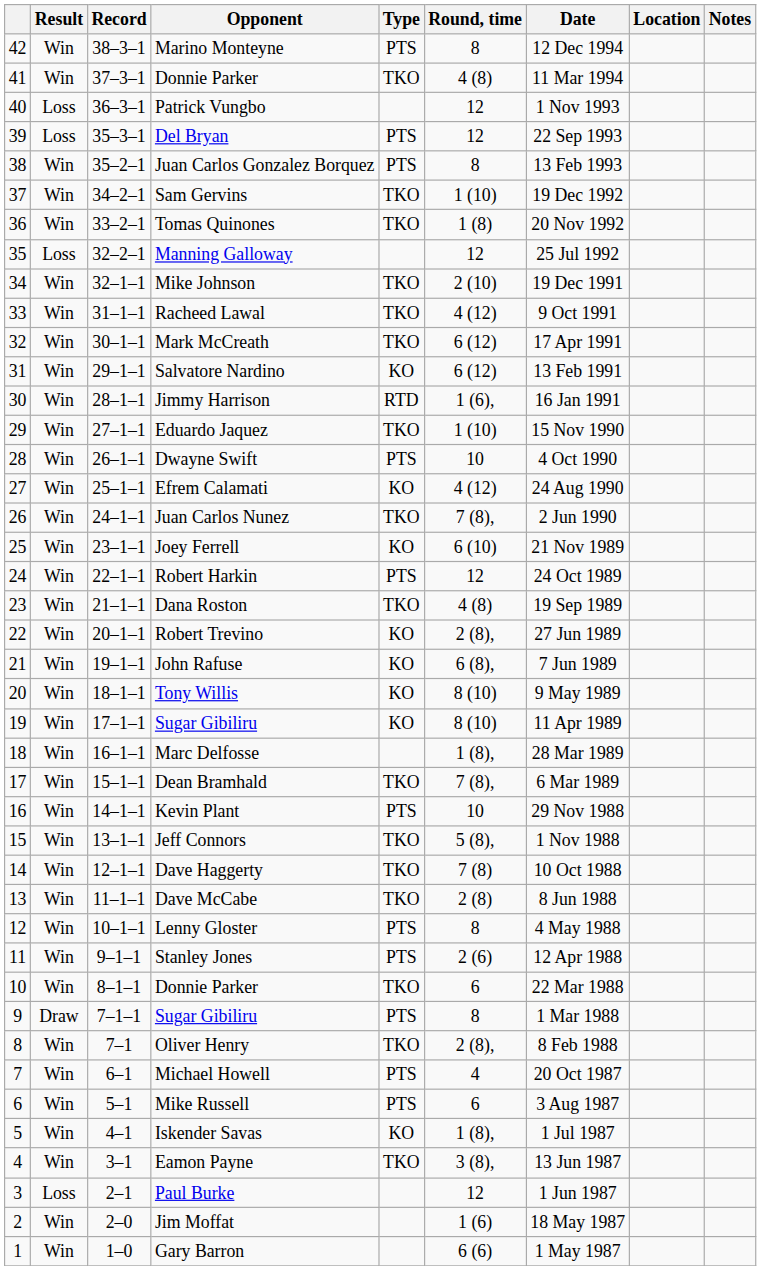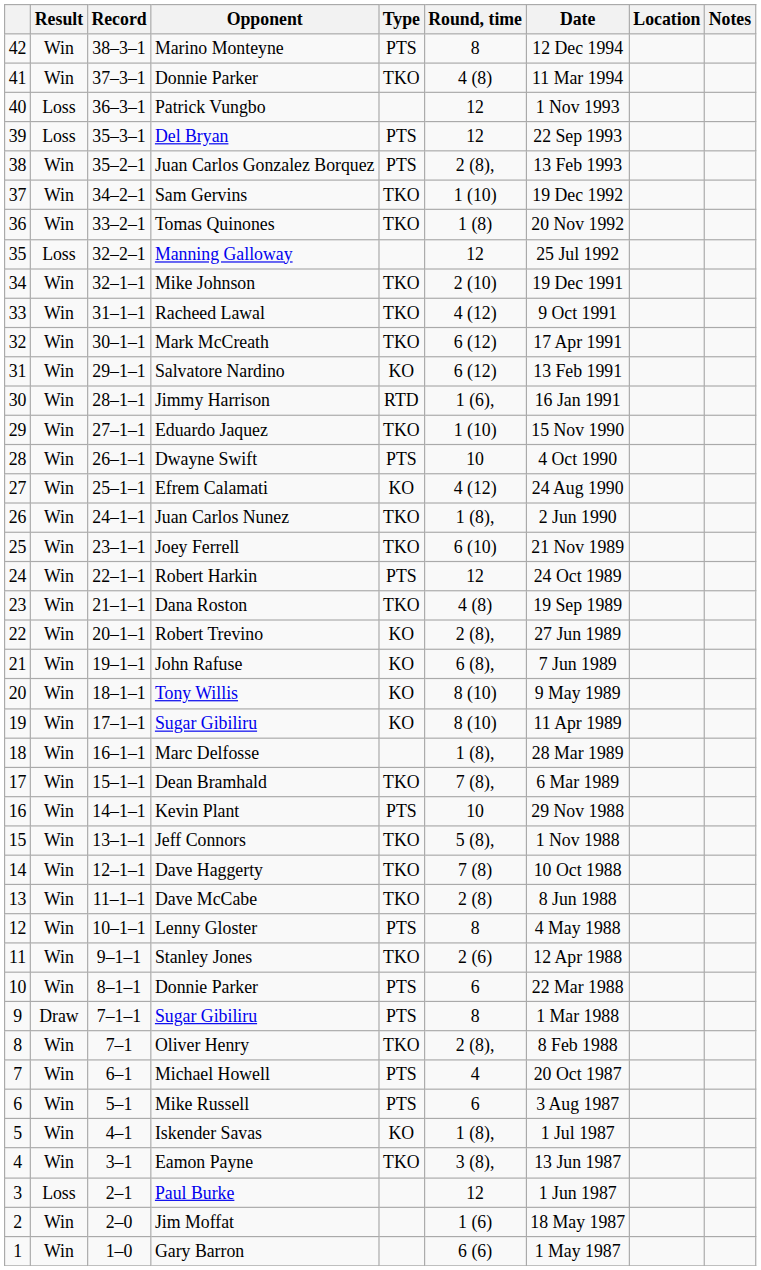(475, 165) 8 -> (475, 165) 2 (8),
(475, 517) 7 (8), -> (475, 517) 1 (8),
(401, 547) KO -> (401, 547) TKO
(401, 957) PTS -> (401, 957) TKO
(401, 987) TKO -> (401, 987) PTS
